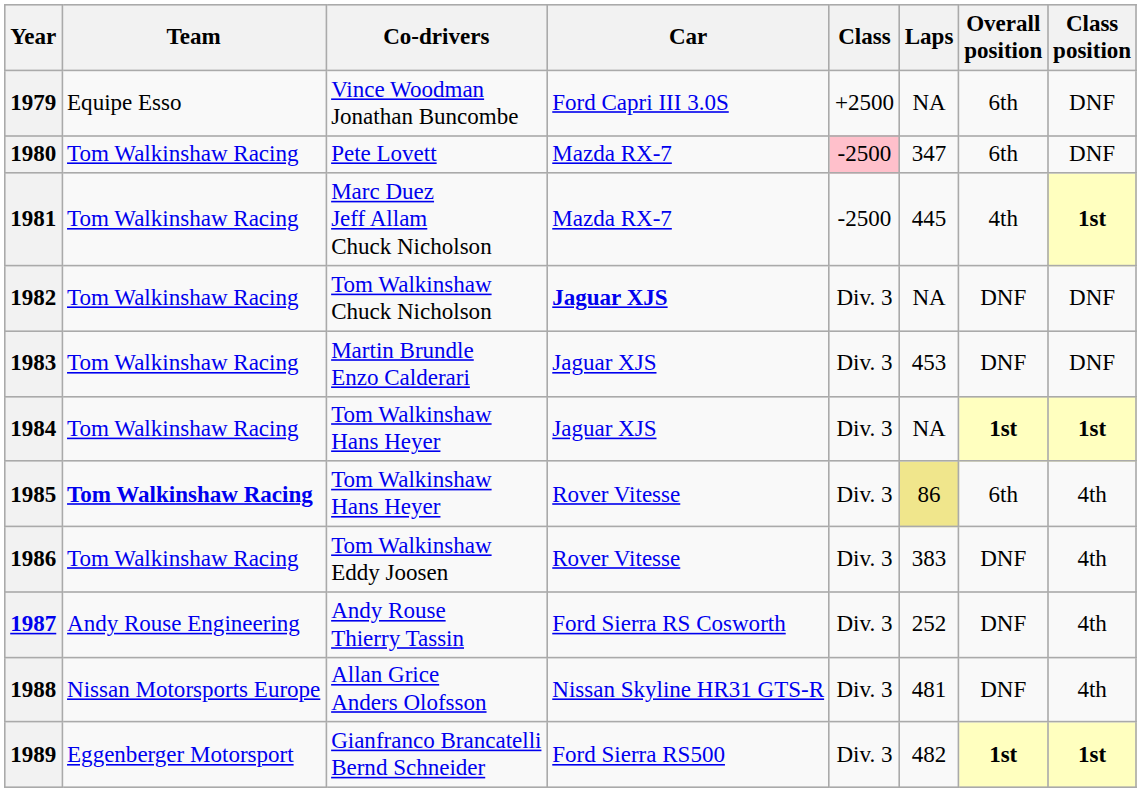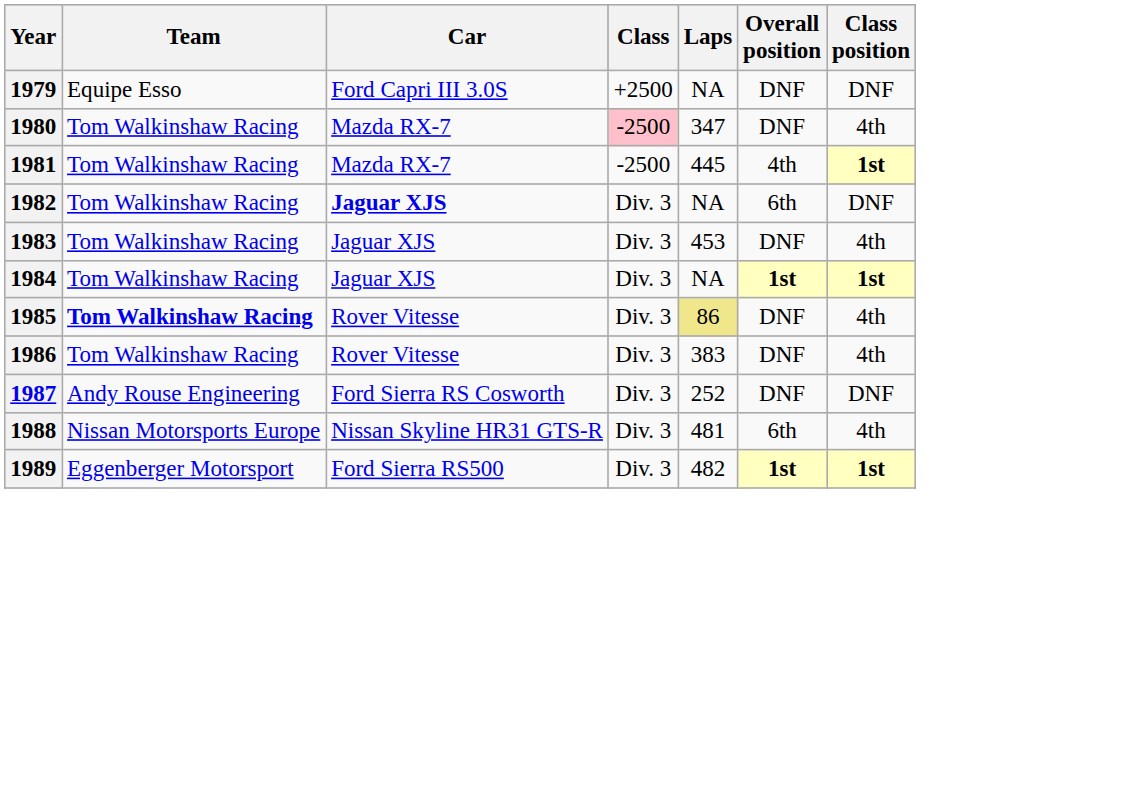- column: (436, 37)
(1003, 102) 6th -> (782, 89) DNF
(1003, 154) 6th -> (782, 127) DNF
(1092, 154) DNF -> (871, 127) 4th
(1003, 298) DNF -> (782, 203) 6th
(1092, 363) DNF -> (871, 241) 4th
(1003, 493) 6th -> (782, 317) DNF
(1092, 624) 4th -> (871, 393) DNF
(1003, 689) DNF -> (782, 431) 6th
